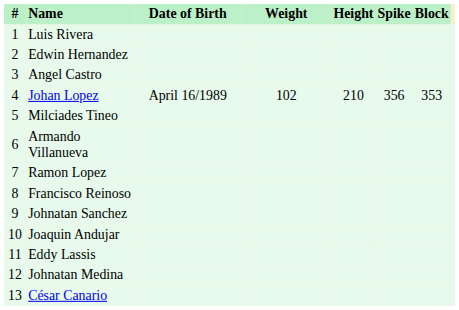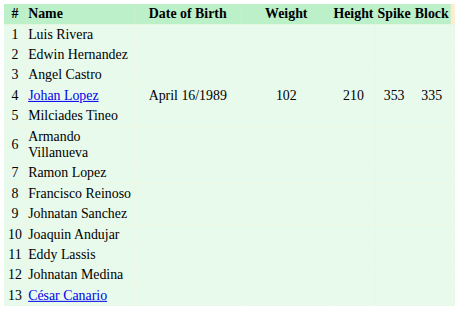(394, 95) 356 -> (394, 95) 353
(432, 95) 353 -> (432, 95) 335
